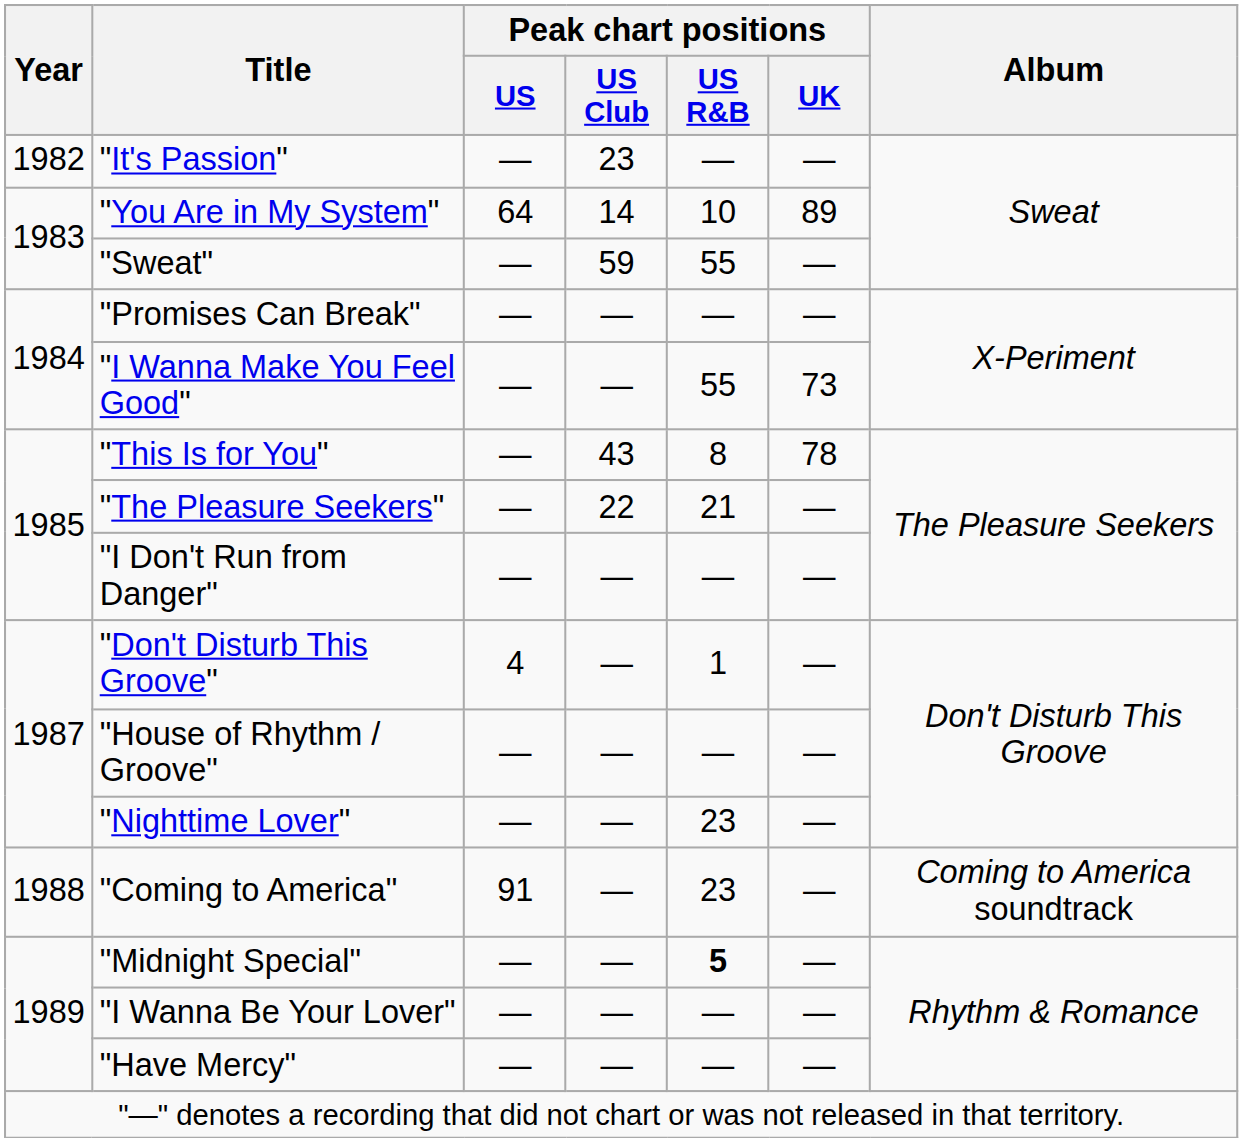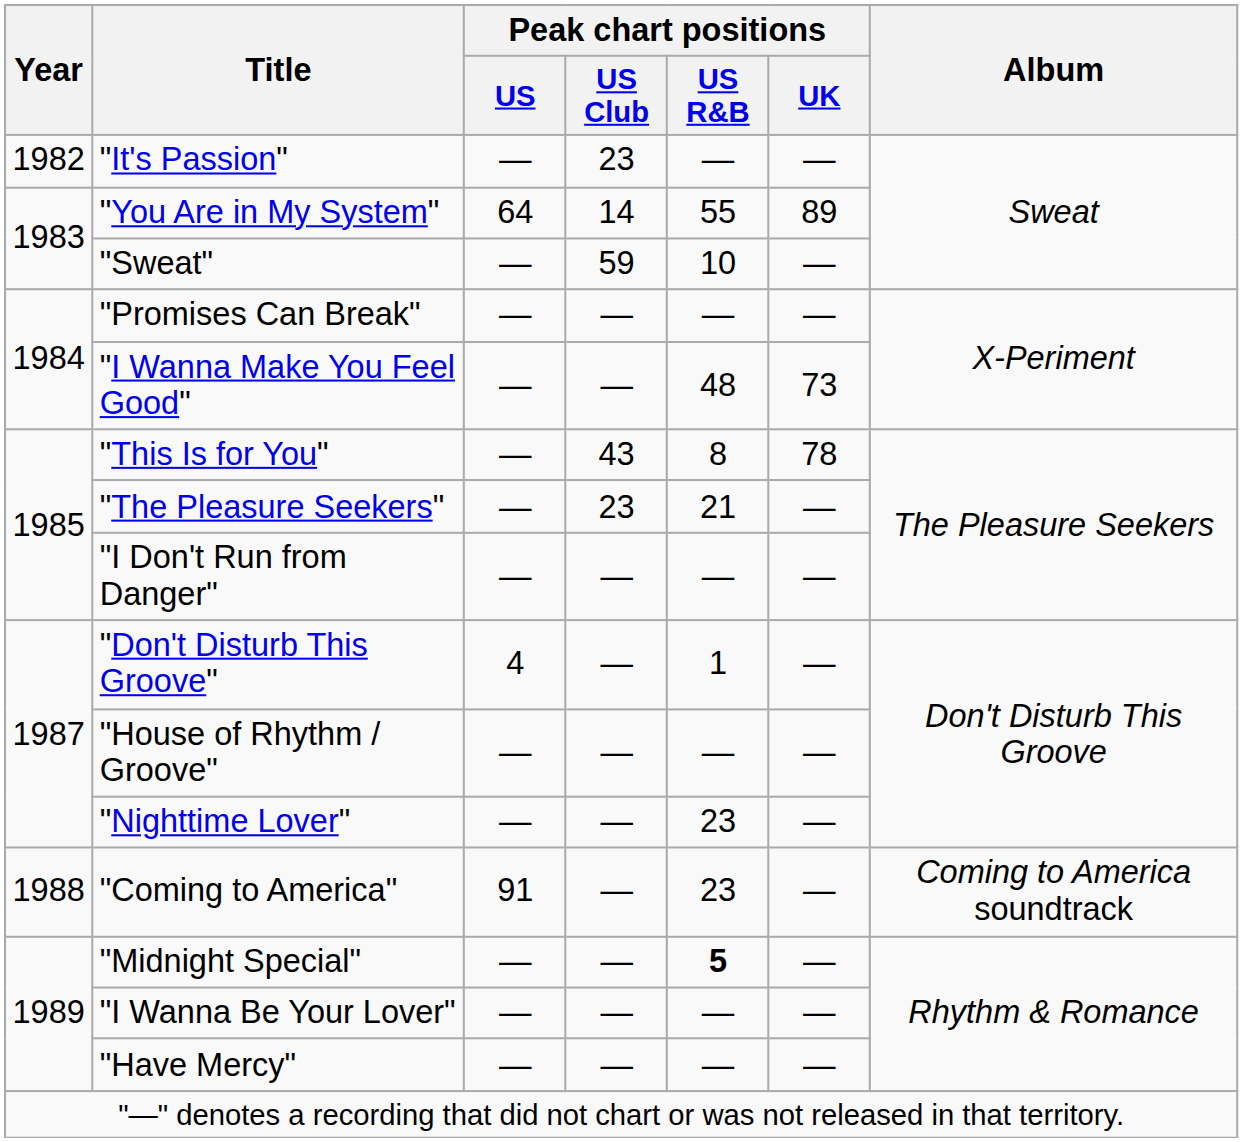(718, 211) 10 -> (718, 211) 55
(718, 263) 55 -> (718, 263) 10
(718, 384) 55 -> (718, 384) 48
(617, 506) 22 -> (617, 506) 23
